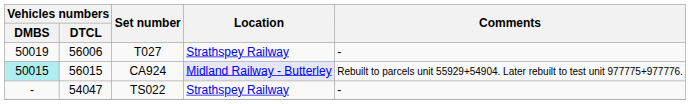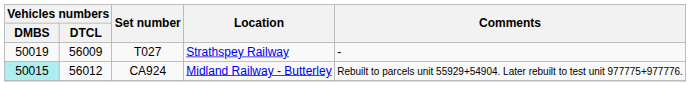(86, 52) 56006 -> (86, 52) 56009
(86, 71) 56015 -> (86, 71) 56012
(259, 71) lavender background -> (259, 71) no background
- row: (148, 90)
